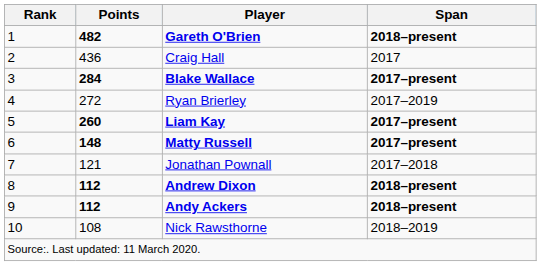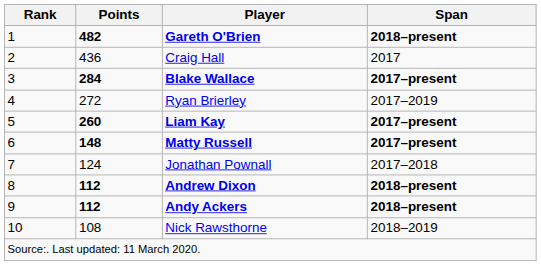(90, 164) 121 -> (90, 164) 124
